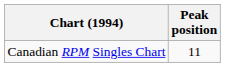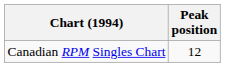(194, 51) 11 -> (194, 51) 12
